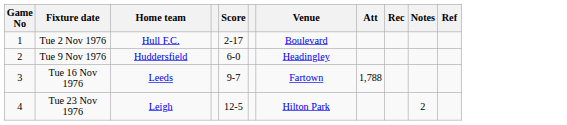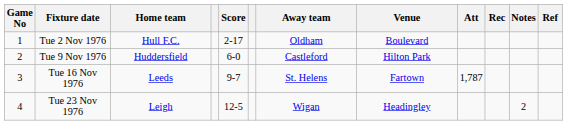+ column: (306, 18)
(306, 56) Headingley -> (407, 56) Hilton Park
(370, 78) 1,788 -> (471, 78) 1,787
(306, 106) Hilton Park -> (407, 106) Headingley
